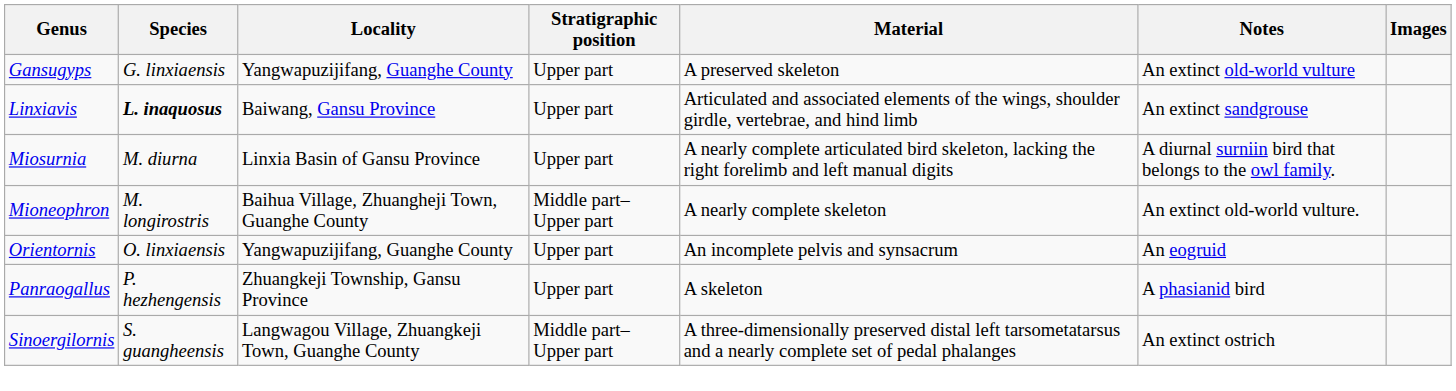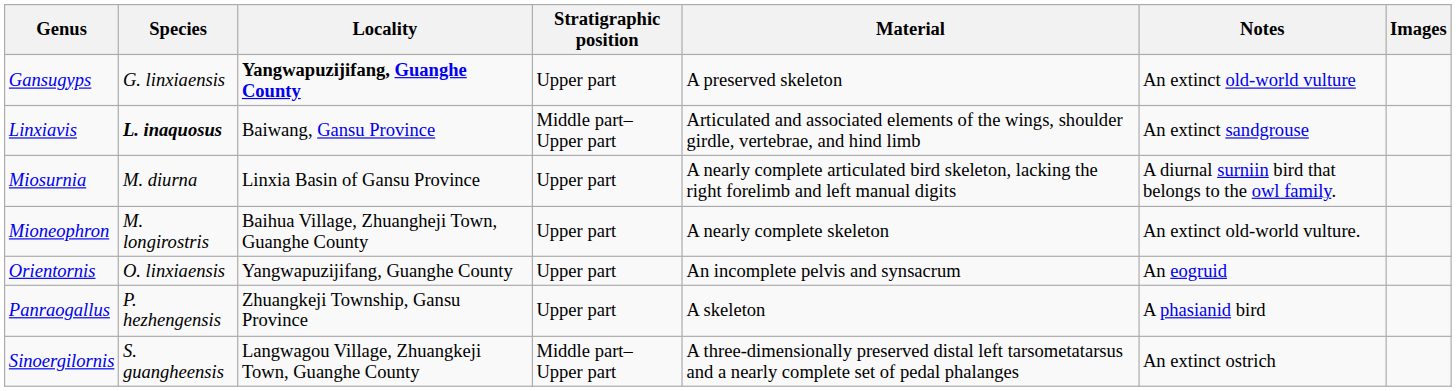(377, 69) normal -> (354, 79) bold
(573, 109) Upper part -> (585, 130) Middle part–Upper part
(581, 210) Middle part–Upper part -> (576, 230) Upper part
